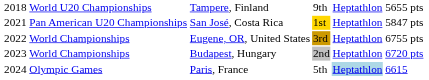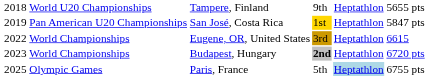(15, 22) 2021 -> (15, 22) 2019
(404, 38) 6755 pts -> (398, 38) 6615
(321, 53) normal -> (322, 53) bold
(15, 69) 2024 -> (15, 69) 2025
(396, 69) 6615 -> (406, 69) 6755 pts
